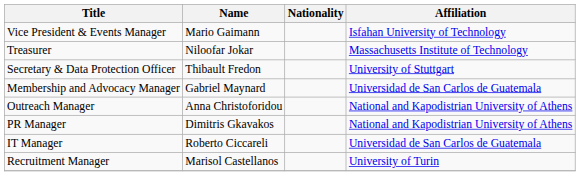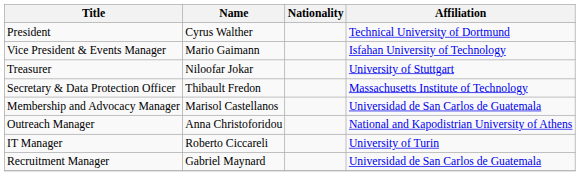+ row: (29, 32)
(438, 50) Massachusetts Institute of Technology -> (401, 69) University of Stuttgart
(401, 69) University of Stuttgart -> (438, 87) Massachusetts Institute of Technology
(225, 87) Gabriel Maynard -> (232, 106) Marisol Castellanos
- row: (36, 124)
(445, 143) Universidad de San Carlos de Guatemala -> (394, 143) University of Turin
(232, 161) Marisol Castellanos -> (225, 161) Gabriel Maynard
(394, 161) University of Turin -> (445, 161) Universidad de San Carlos de Guatemala
